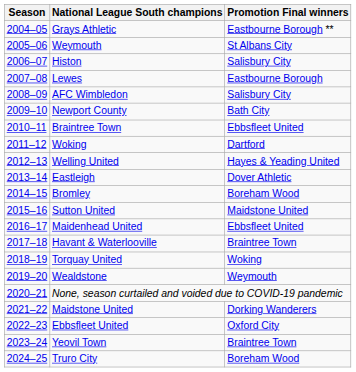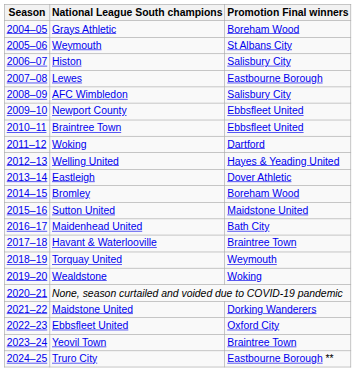(280, 29) Eastbourne Borough ** -> (263, 29) Boreham Wood
(248, 111) Bath City -> (265, 111) Ebbsfleet United
(265, 227) Ebbsfleet United -> (248, 227) Bath City
(245, 260) Woking -> (252, 260) Weymouth
(252, 276) Weymouth -> (245, 276) Woking
(263, 359) Boreham Wood -> (280, 359) Eastbourne Borough **
